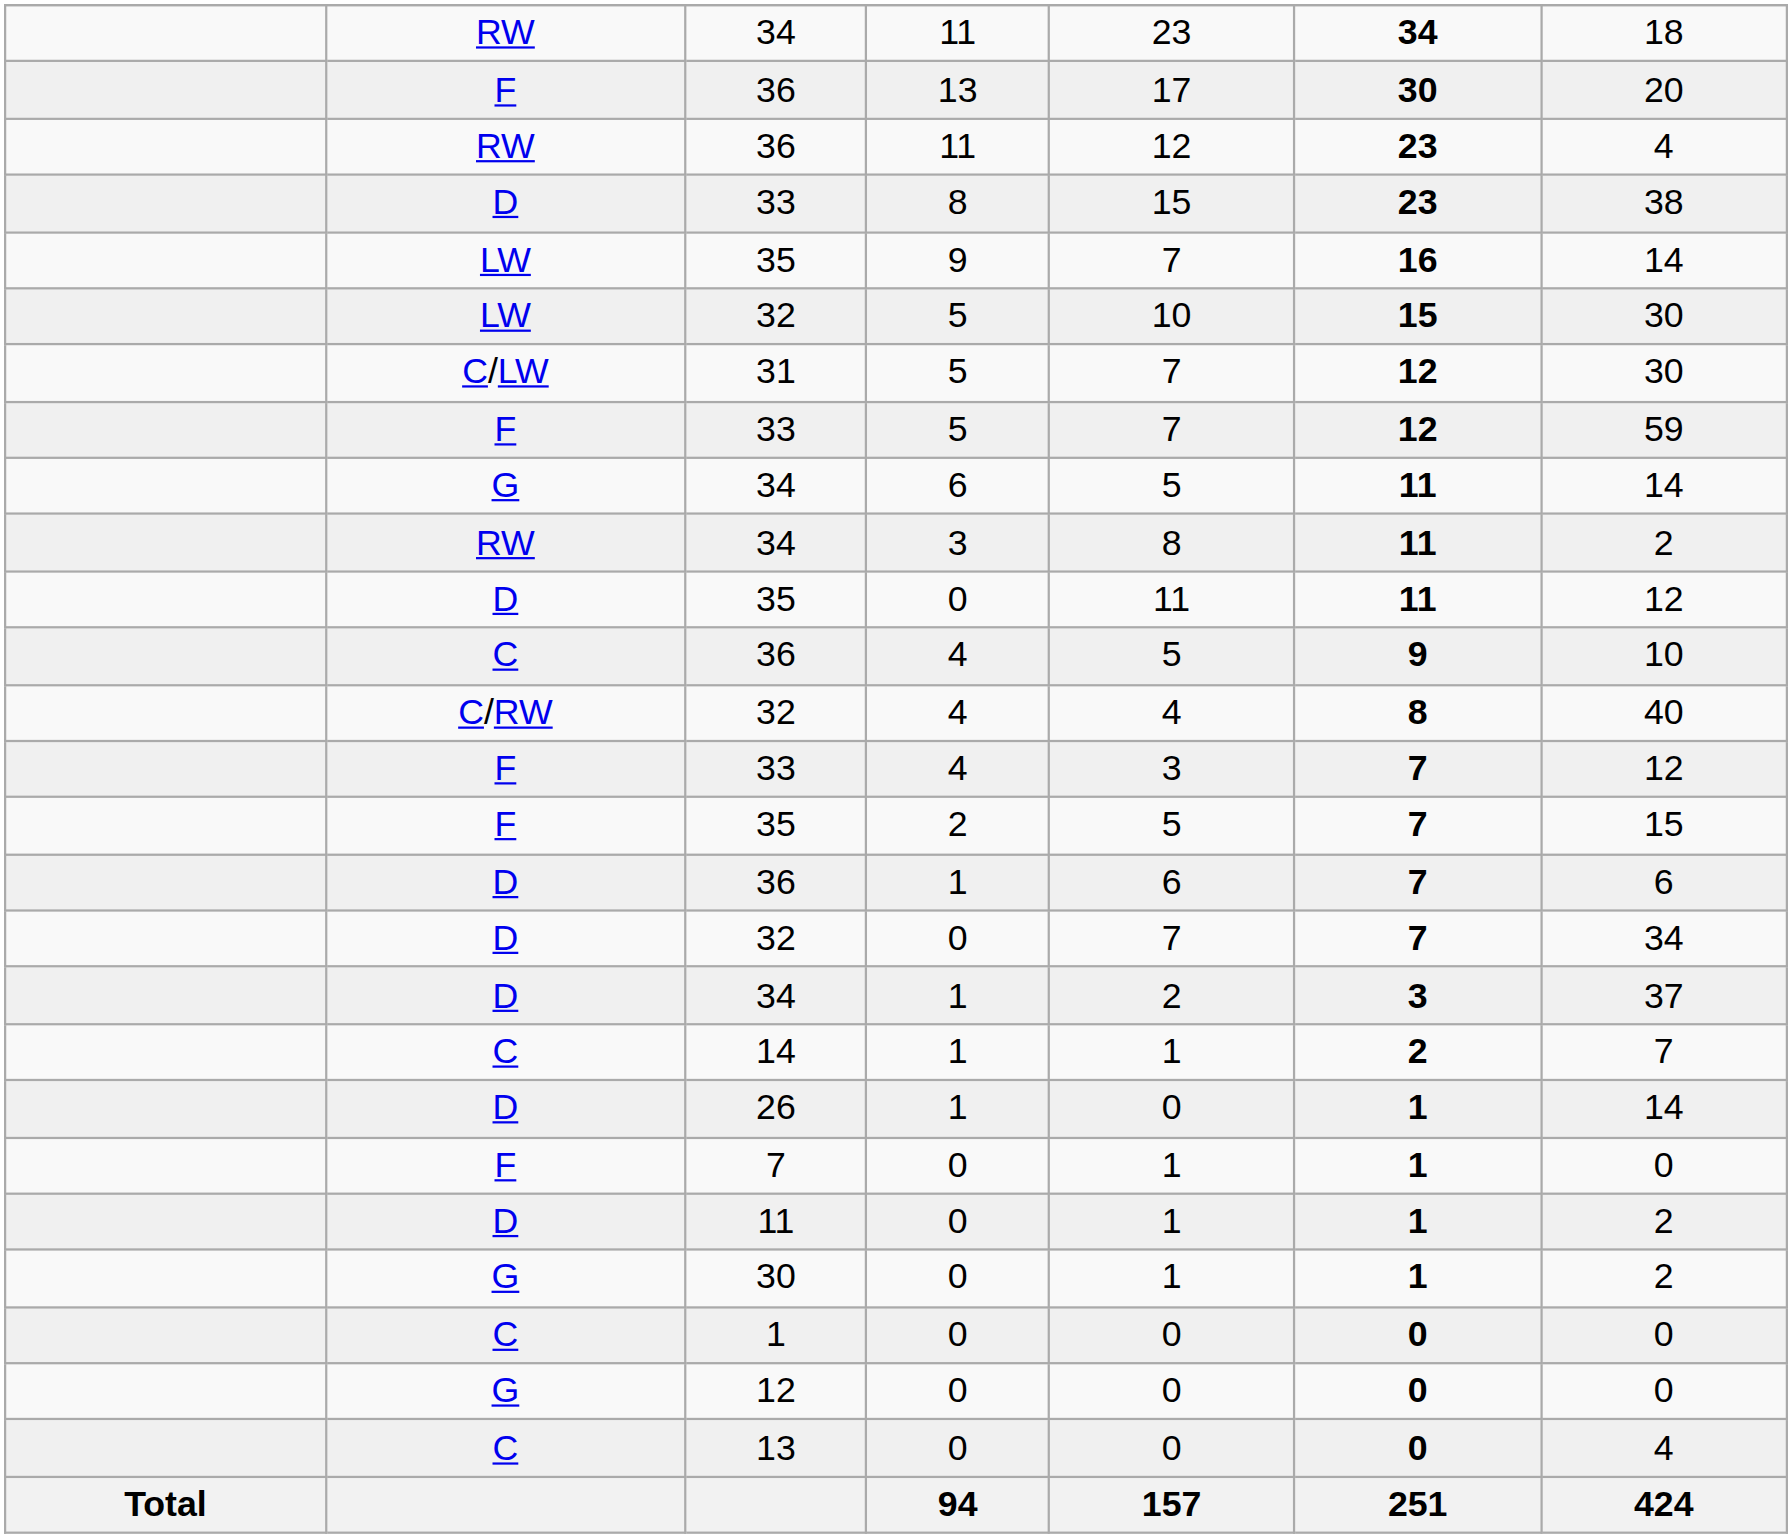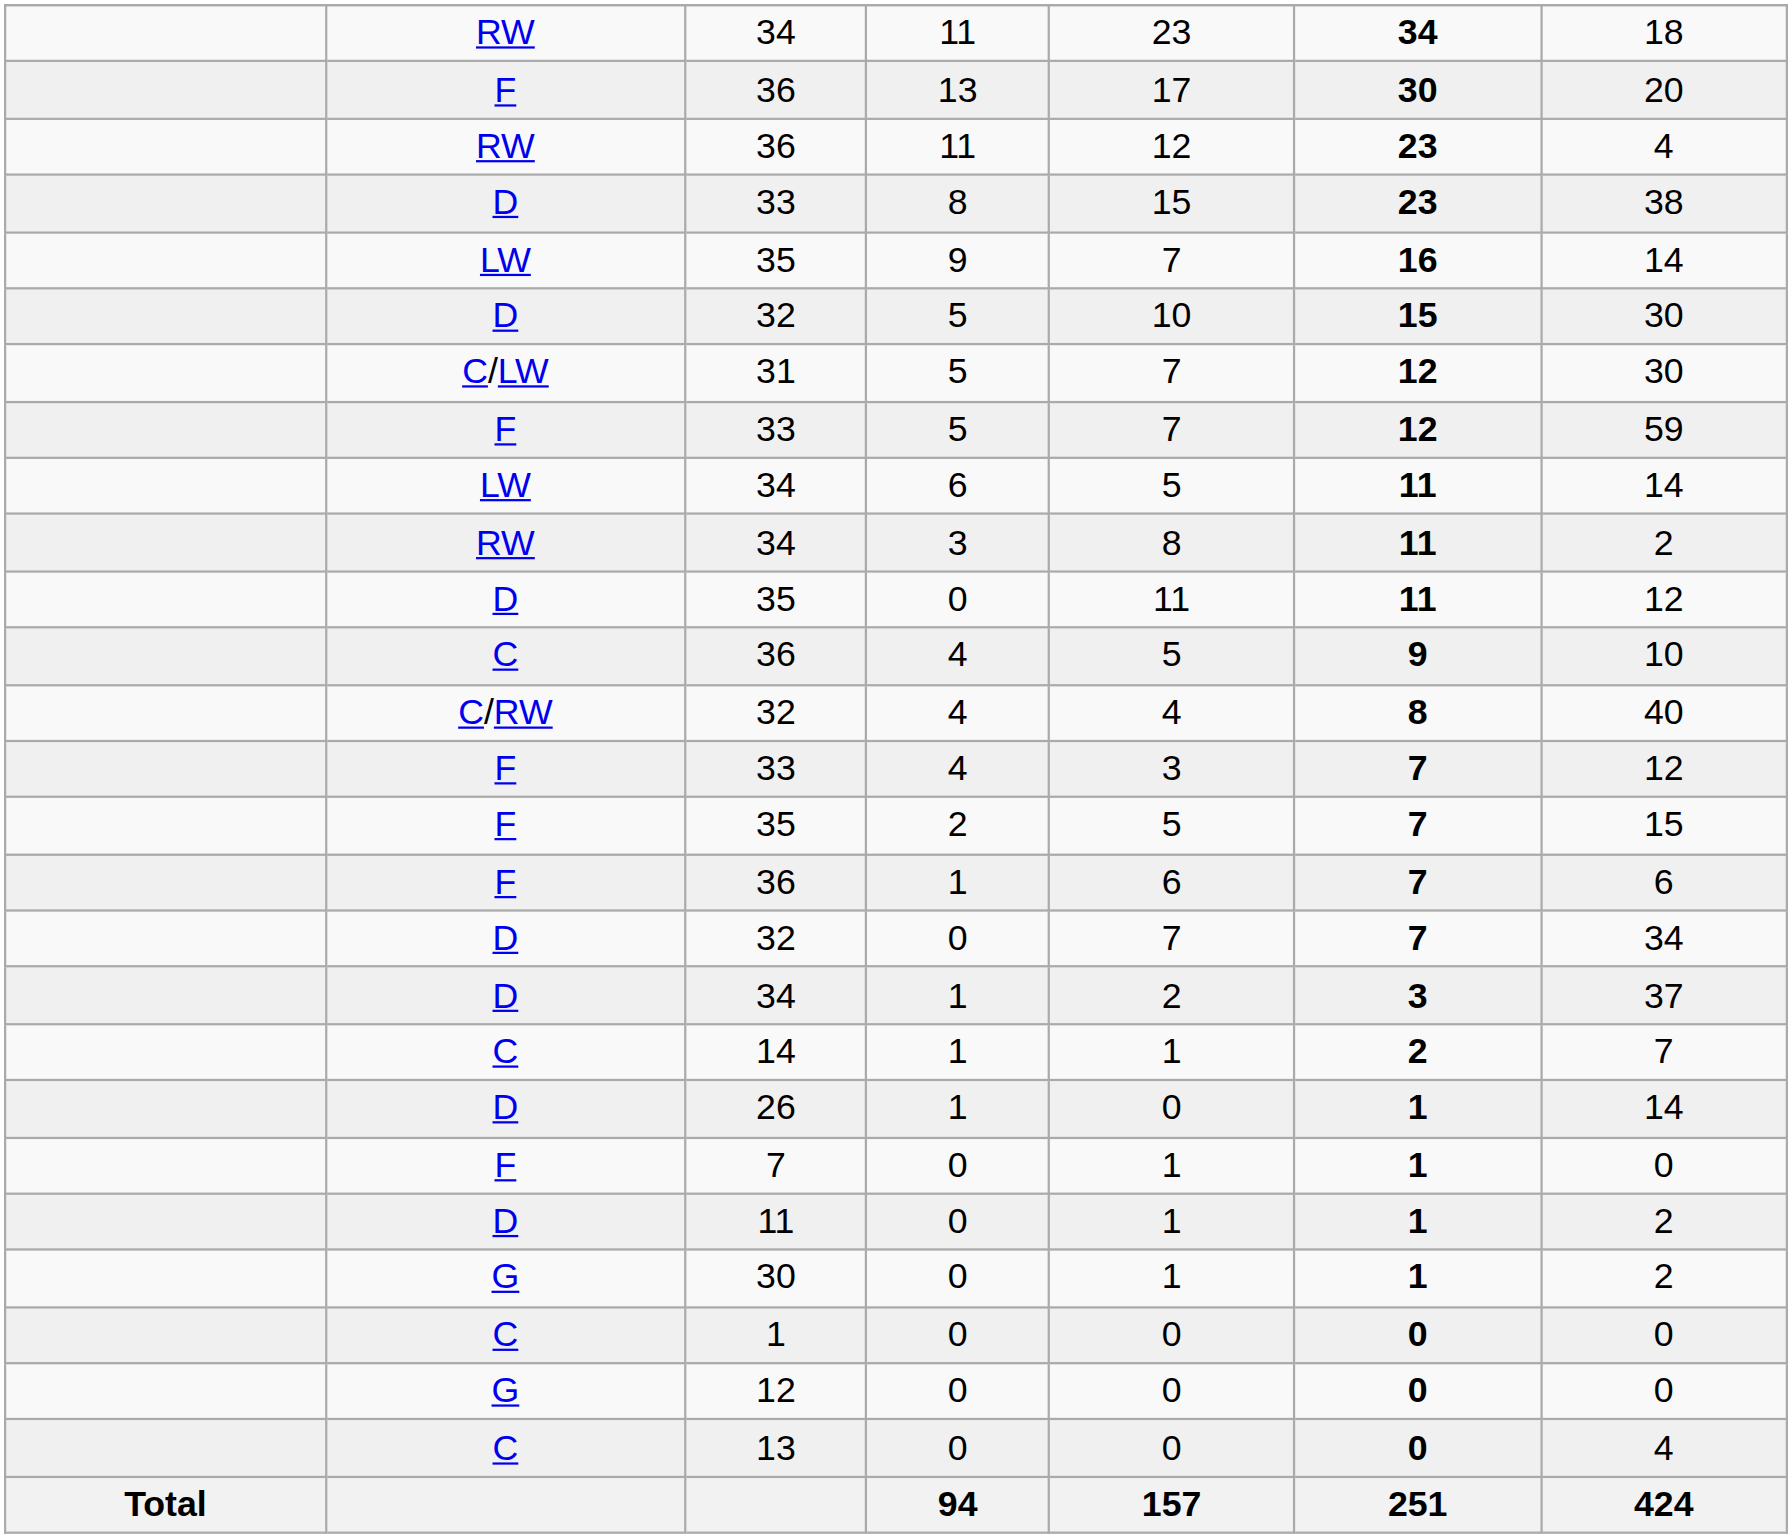(505, 315) LW -> (505, 315) D
(505, 485) G -> (505, 485) LW
(505, 881) D -> (505, 881) F
